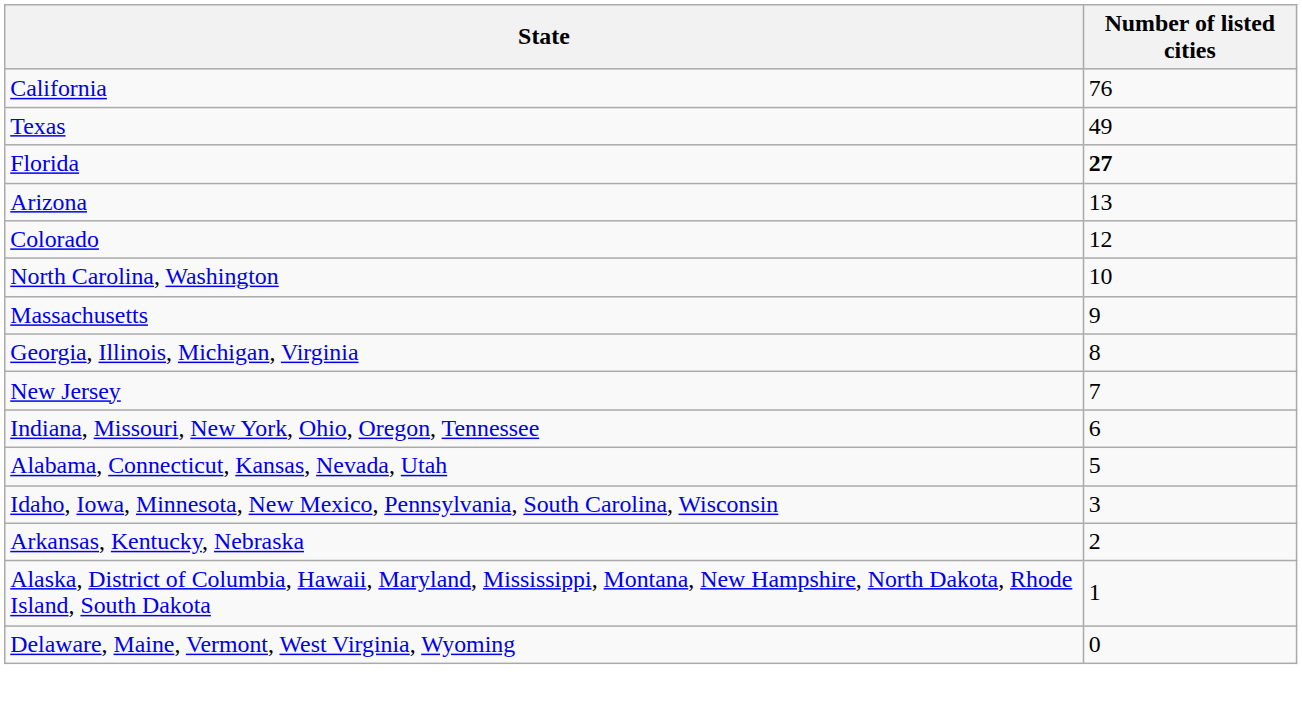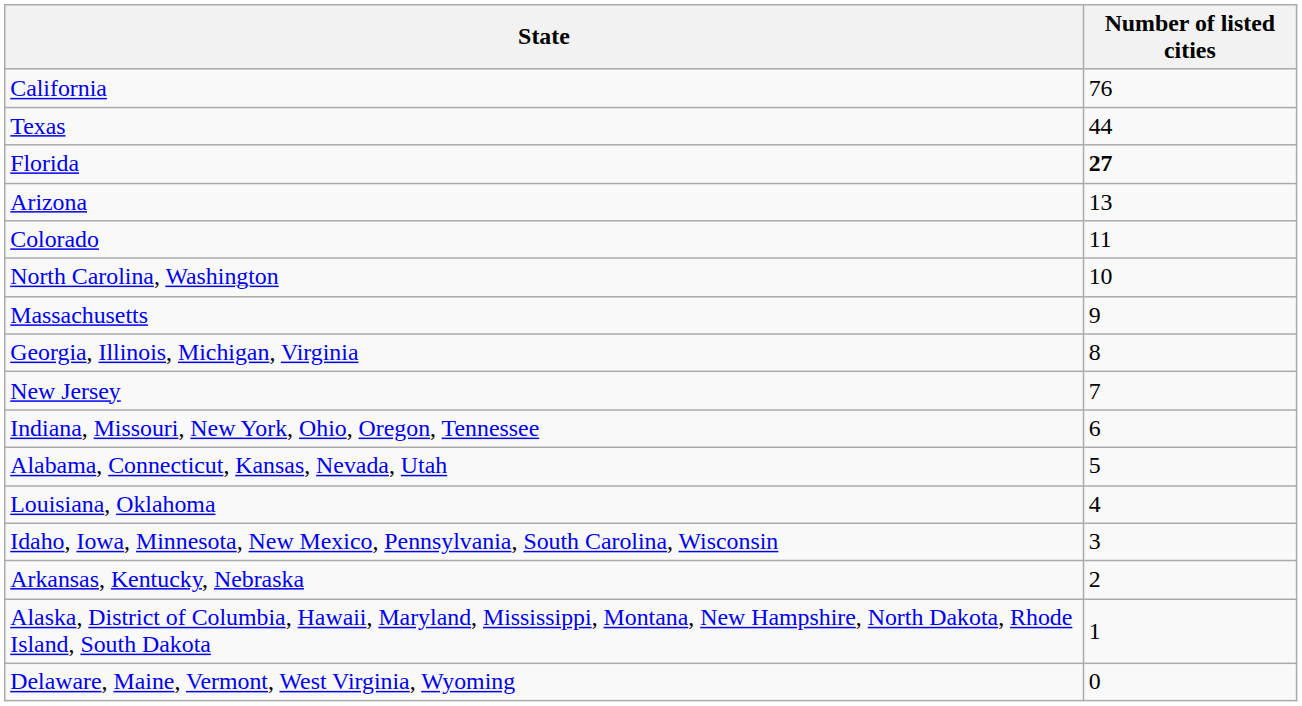(1101, 125) 49 -> (1101, 125) 44
(1101, 239) 12 -> (1100, 239) 11
+ row: (113, 503)
